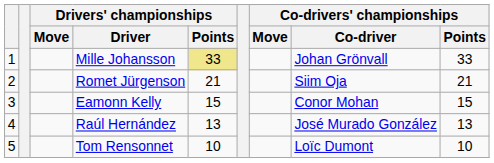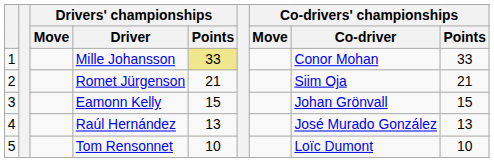(341, 59) Johan Grönvall -> (336, 59) Conor Mohan
(336, 103) Conor Mohan -> (341, 103) Johan Grönvall
